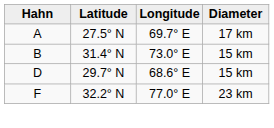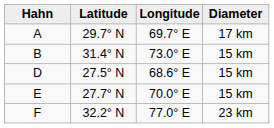(103, 34) 27.5° N -> (103, 34) 29.7° N
(103, 73) 29.7° N -> (103, 73) 27.5° N
+ row: (37, 93)
